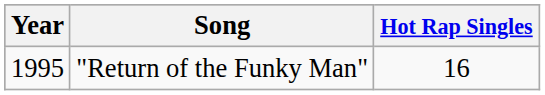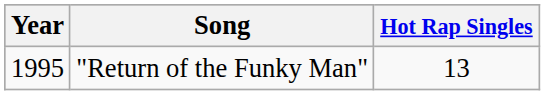(456, 67) 16 -> (456, 67) 13
